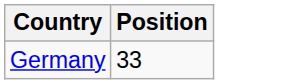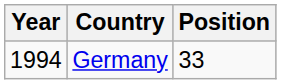+ column: (36, 22)
